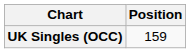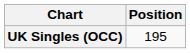(156, 36) 159 -> (156, 36) 195
